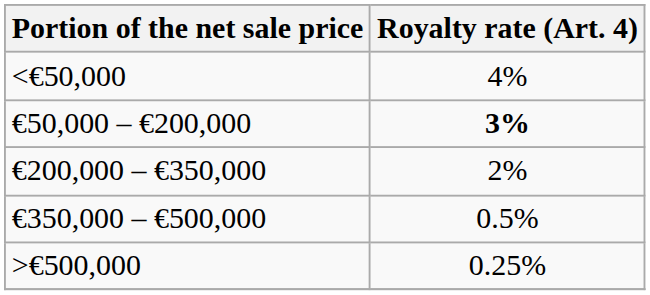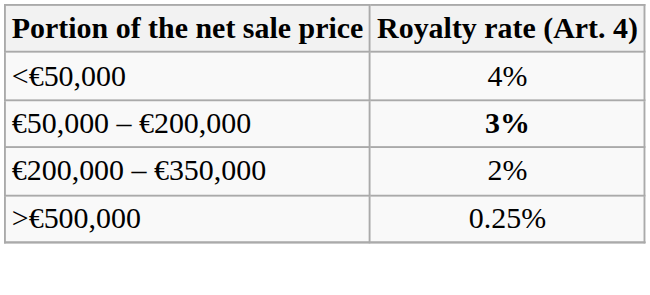- row: (139, 218)
